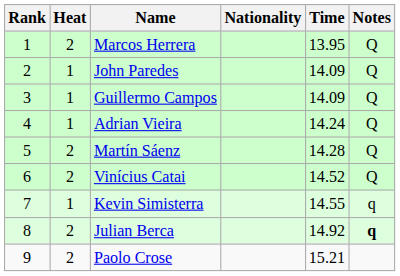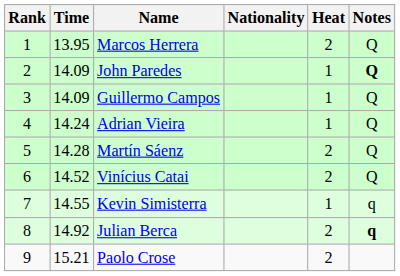columns swapped: (70, 17) <-> (327, 17)
(372, 71) normal -> (372, 71) bold
